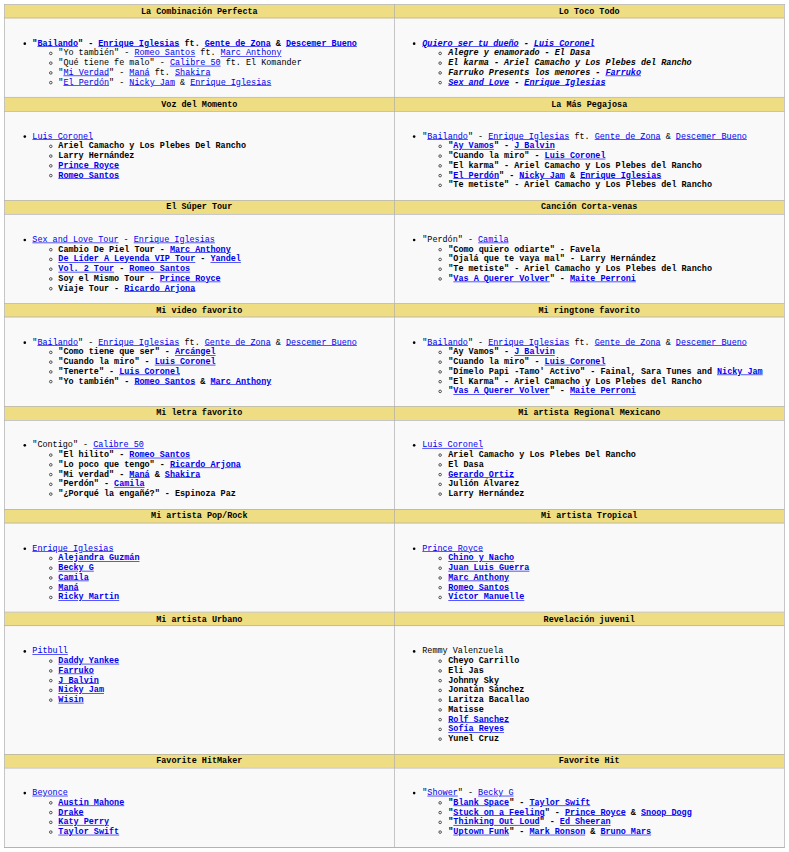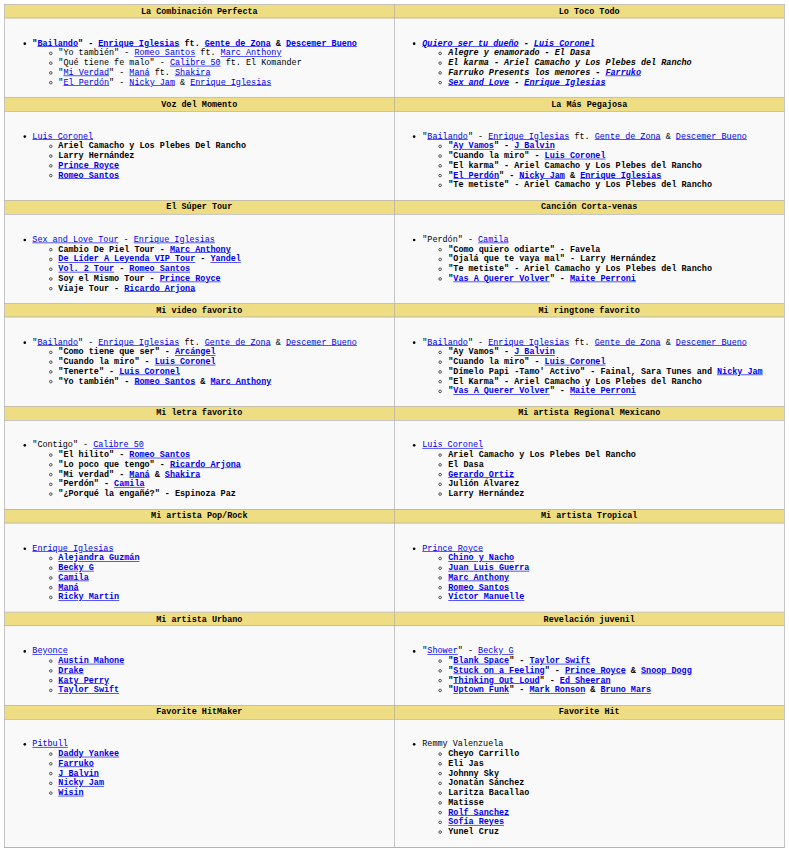rows swapped: (199, 675) <-> (199, 813)
